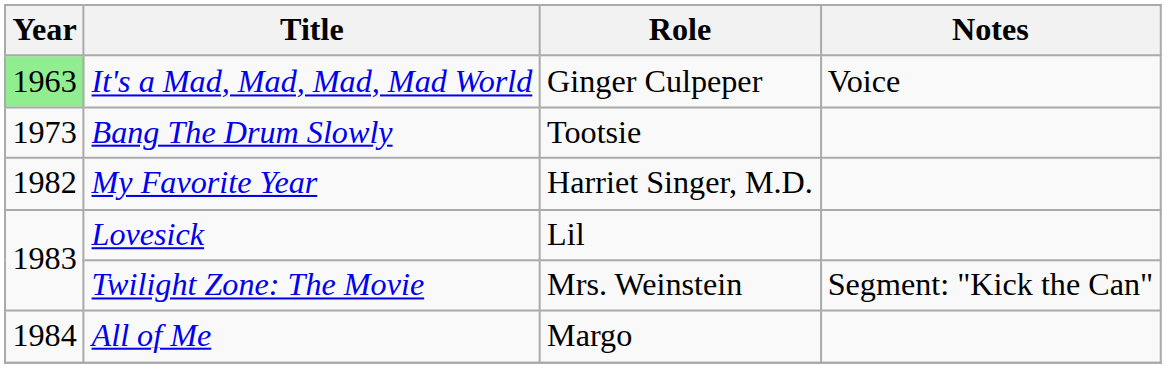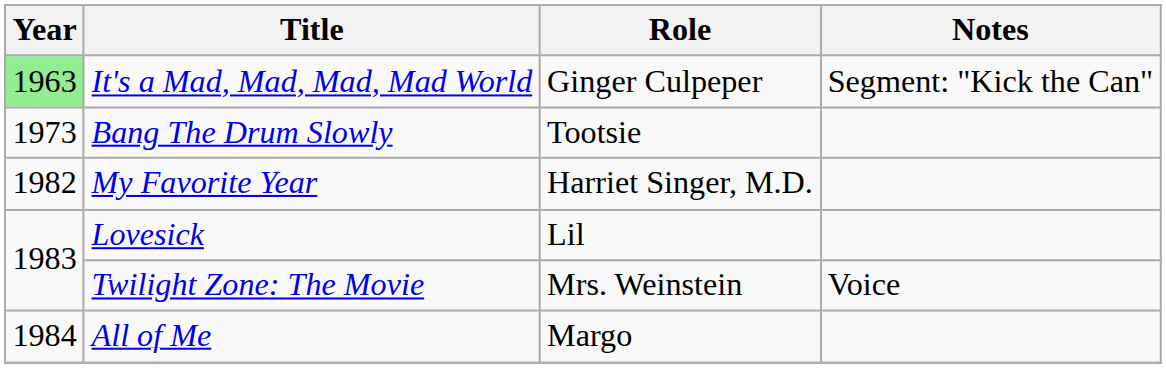(864, 81) Voice -> (990, 81) Segment: "Kick the Can"
(990, 285) Segment: "Kick the Can" -> (864, 285) Voice
